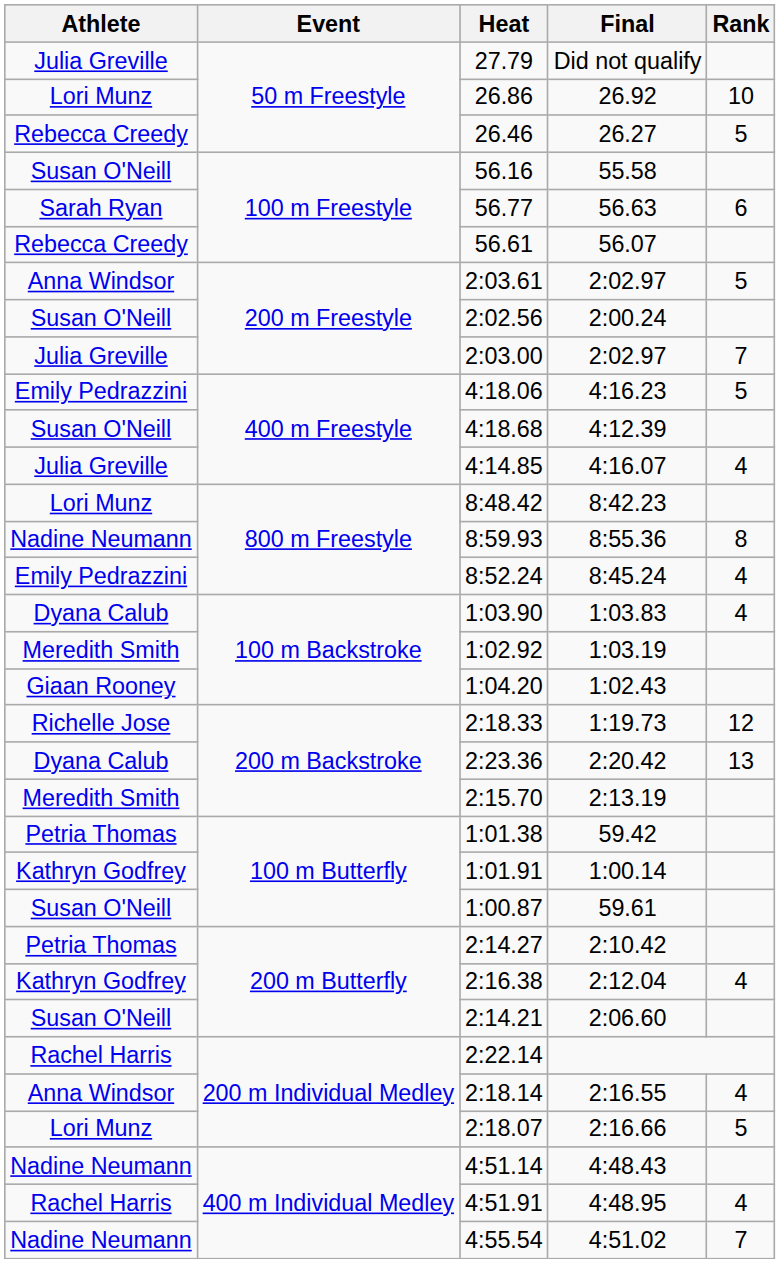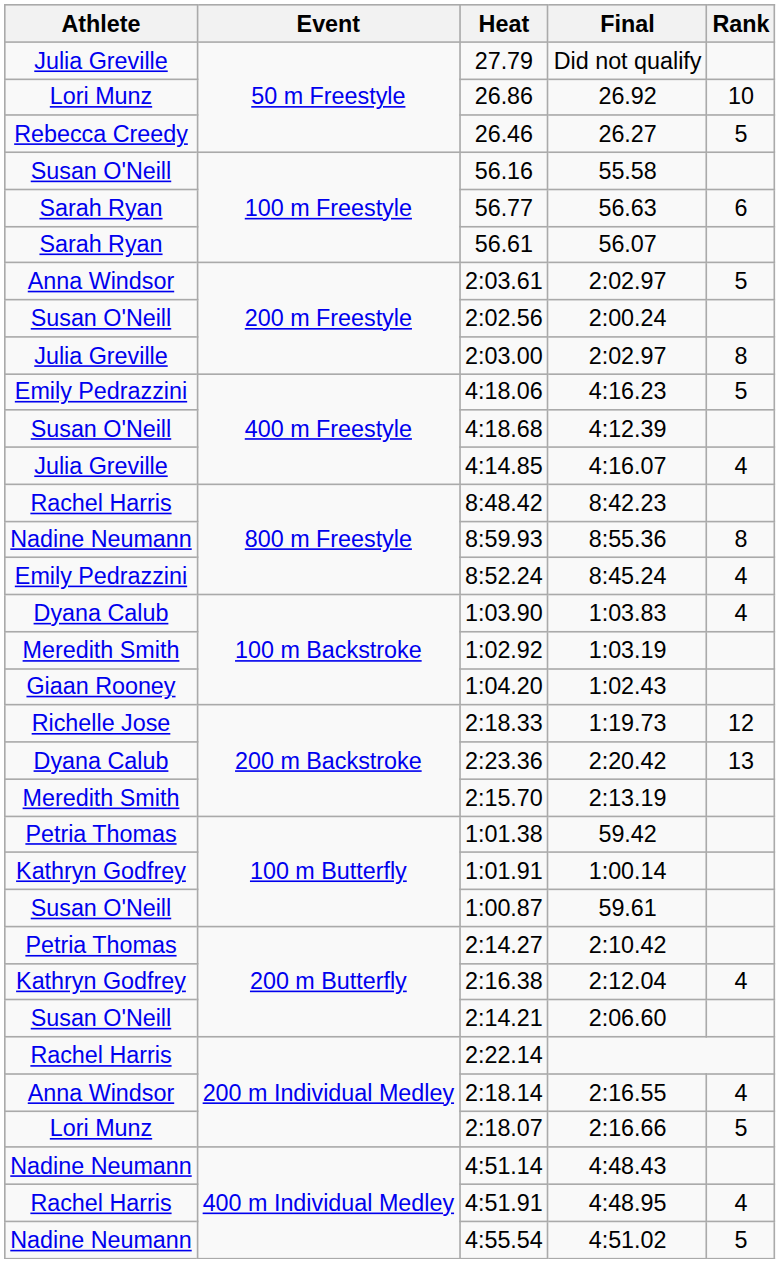(101, 245) Rebecca Creedy -> (101, 245) Sarah Ryan
(741, 355) 7 -> (741, 355) 8
(101, 503) Lori Munz -> (101, 503) Rachel Harris
(741, 1240) 7 -> (741, 1240) 5
